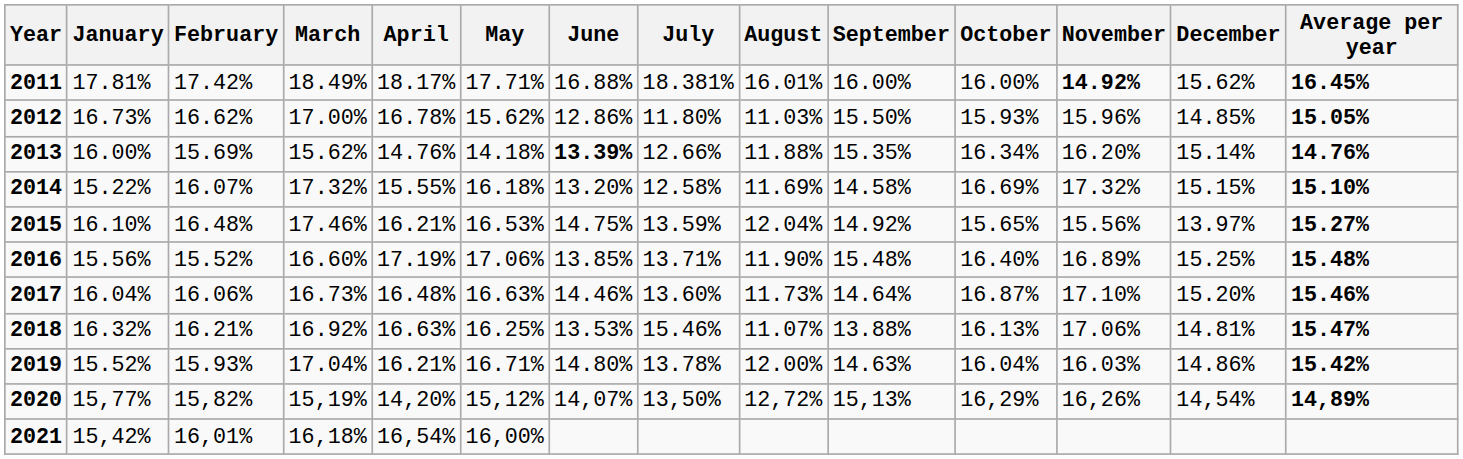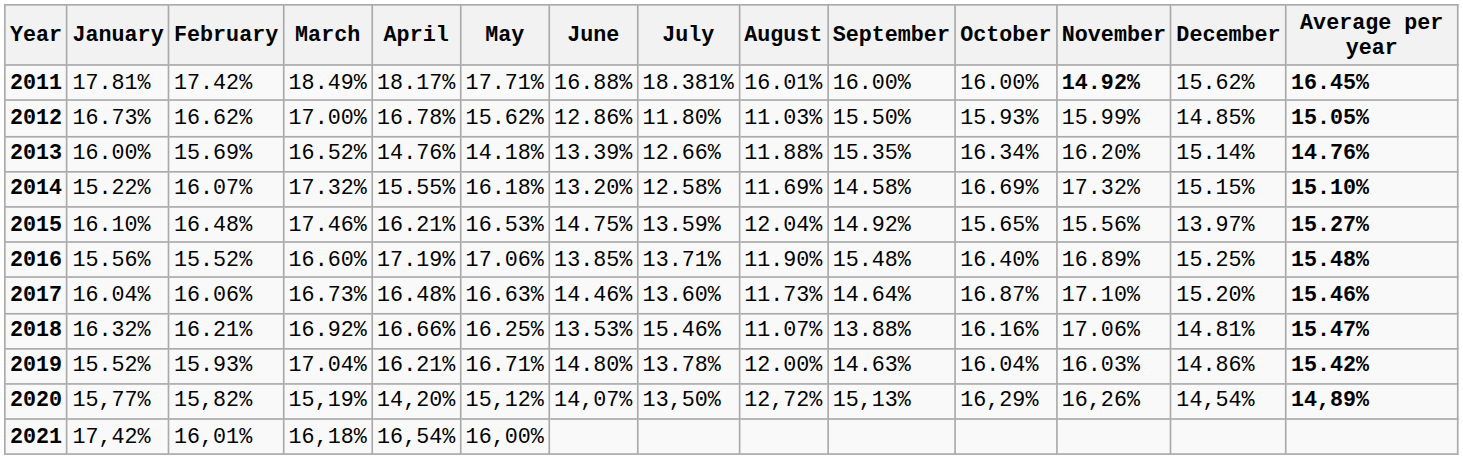(1101, 118) 15.96% -> (1101, 118) 15.99%
(328, 154) 15.62% -> (328, 154) 16.52%
(593, 154) bold -> (593, 154) normal
(416, 331) 16.63% -> (416, 331) 16.66%
(999, 331) 16.13% -> (999, 331) 16.16%
(112, 437) 15,42% -> (112, 437) 17,42%
